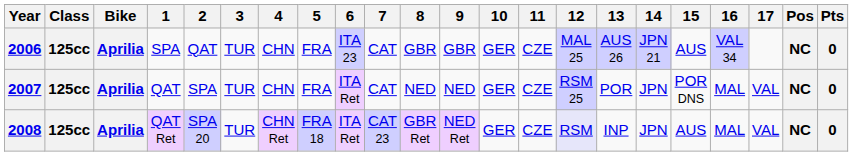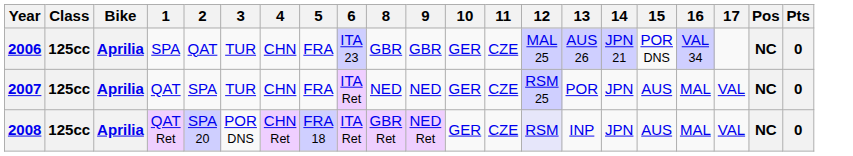- column: (382, 16)
(691, 48) AUS -> (657, 48) POR DNS
(691, 89) POR DNS -> (657, 89) AUS
(240, 130) TUR -> (241, 130) POR DNS
